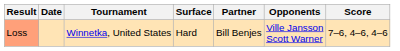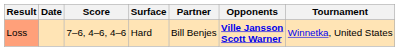columns swapped: (119, 12) <-> (358, 12)
(295, 33) normal -> (252, 33) bold
